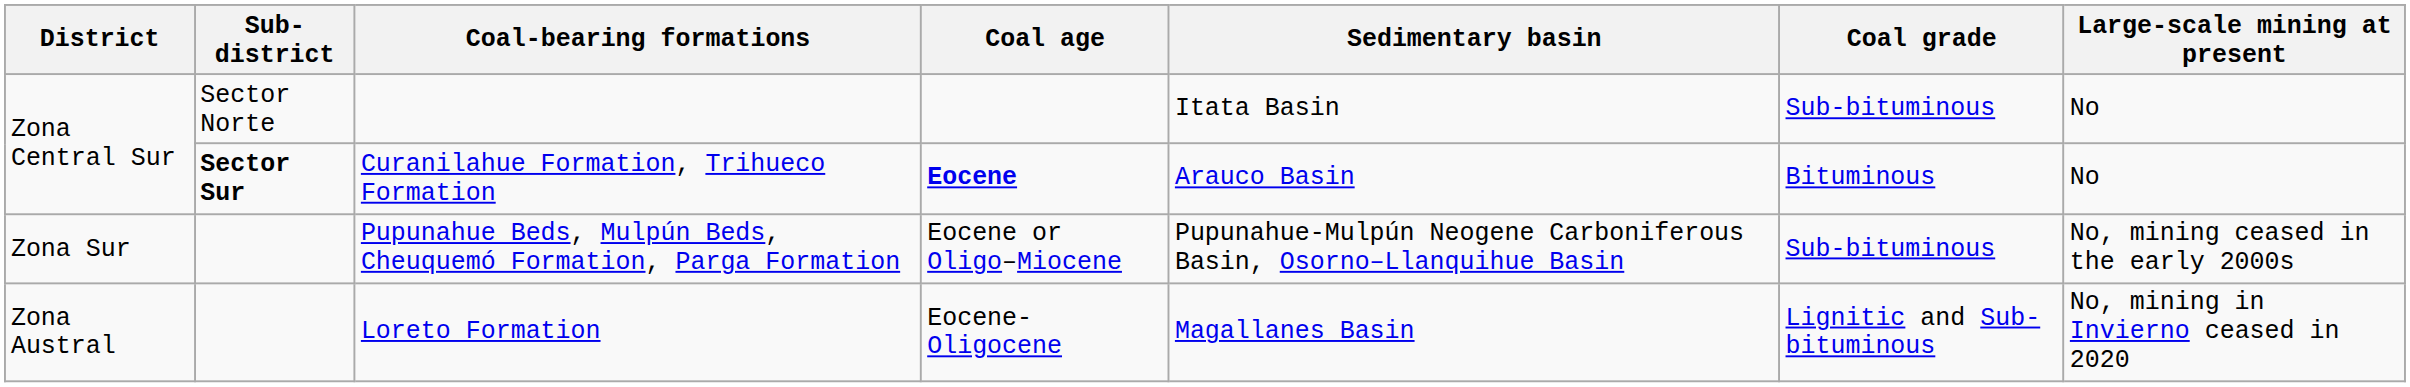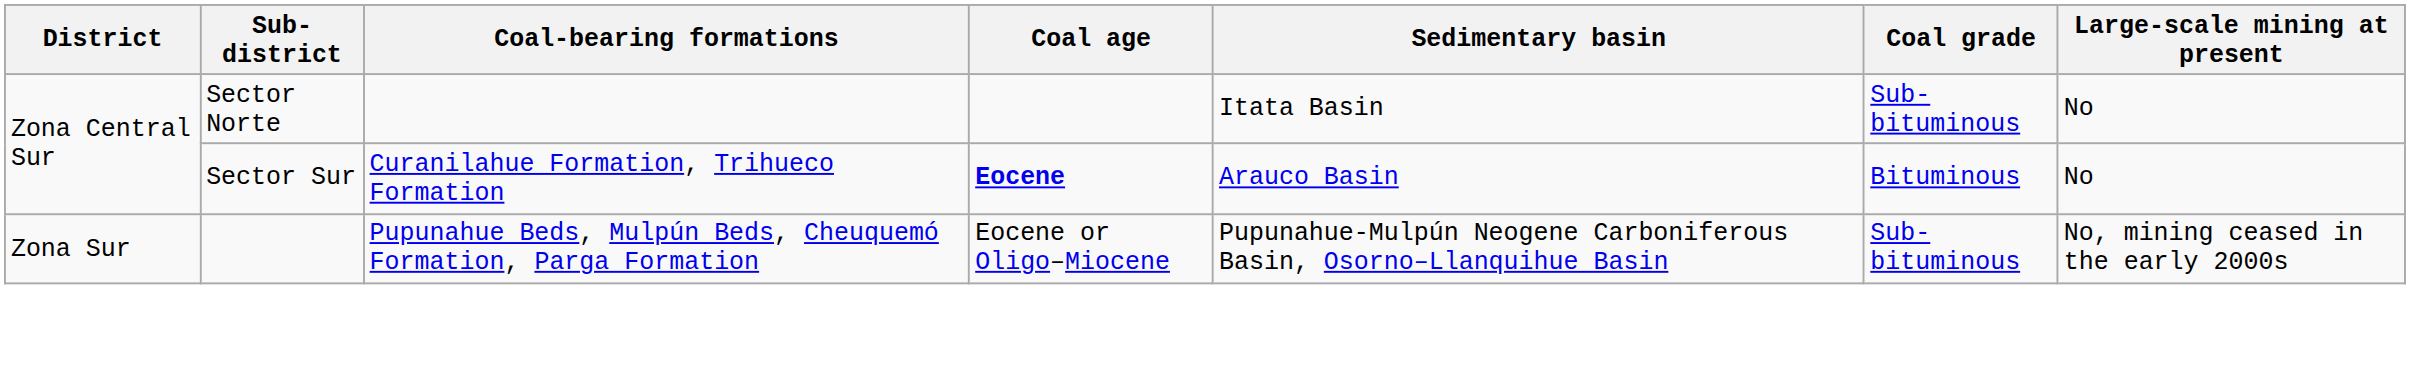(245, 179) bold -> (281, 179) normal
- row: (481, 332)
